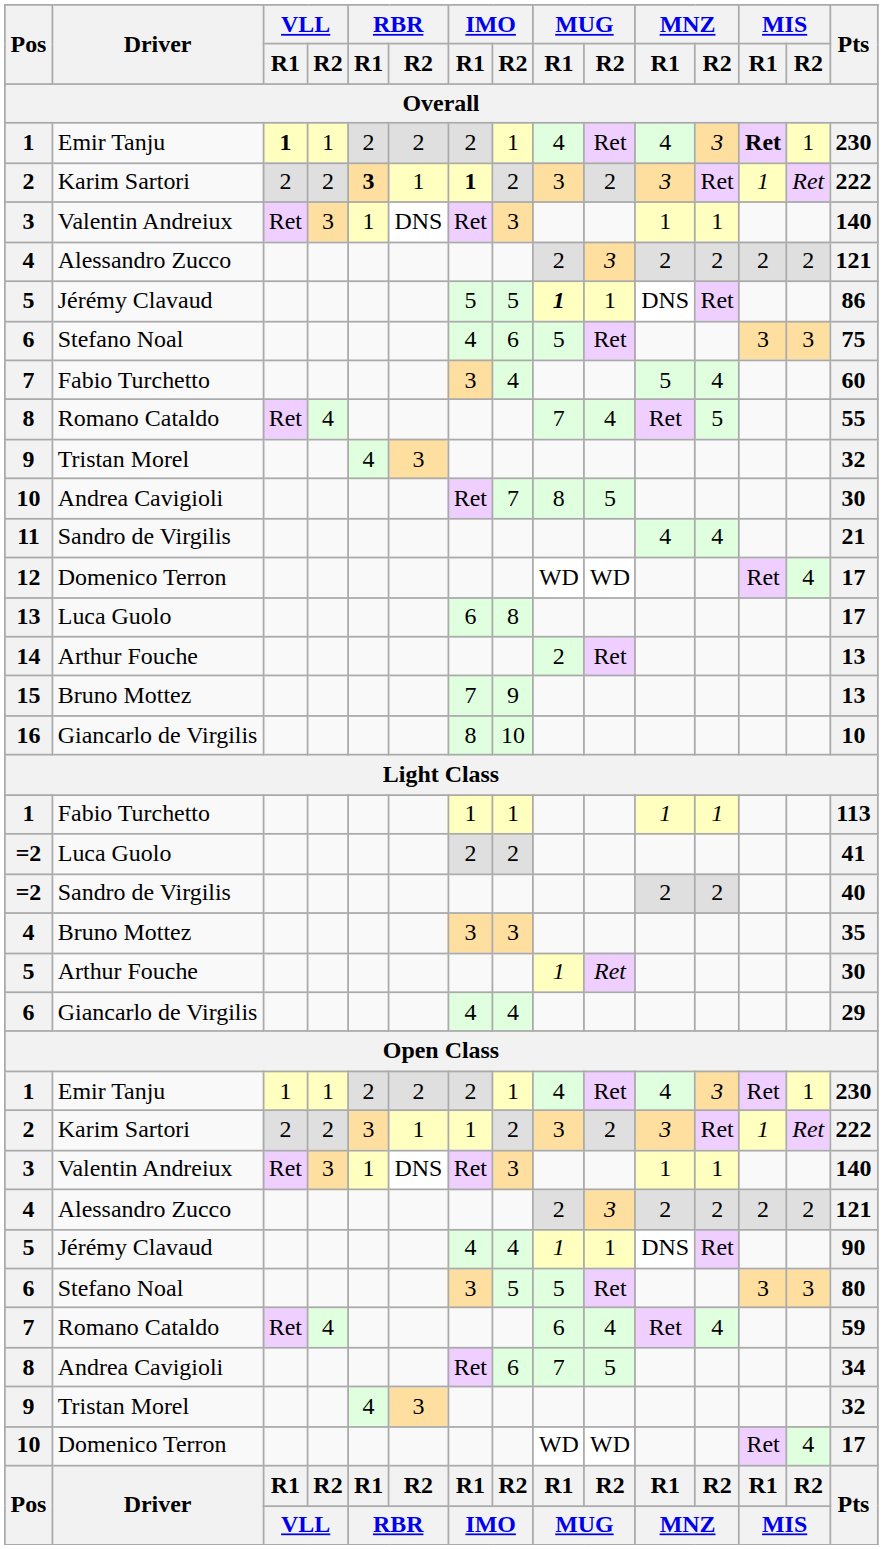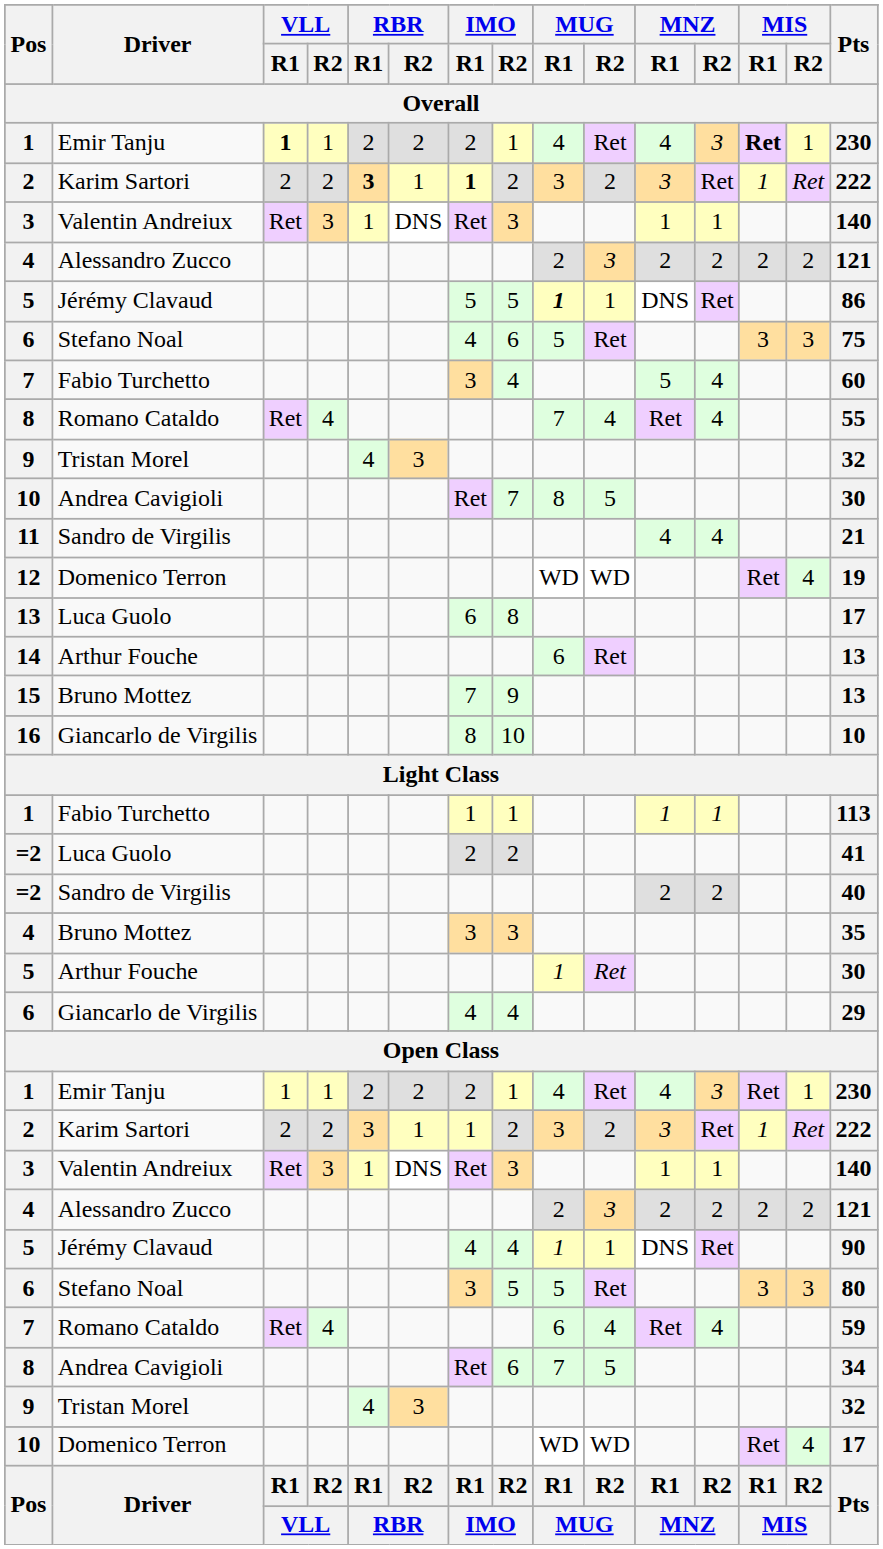(717, 418) 5 -> (717, 418) 4
(853, 576) 17 -> (853, 576) 19
(559, 655) 2 -> (559, 655) 6
